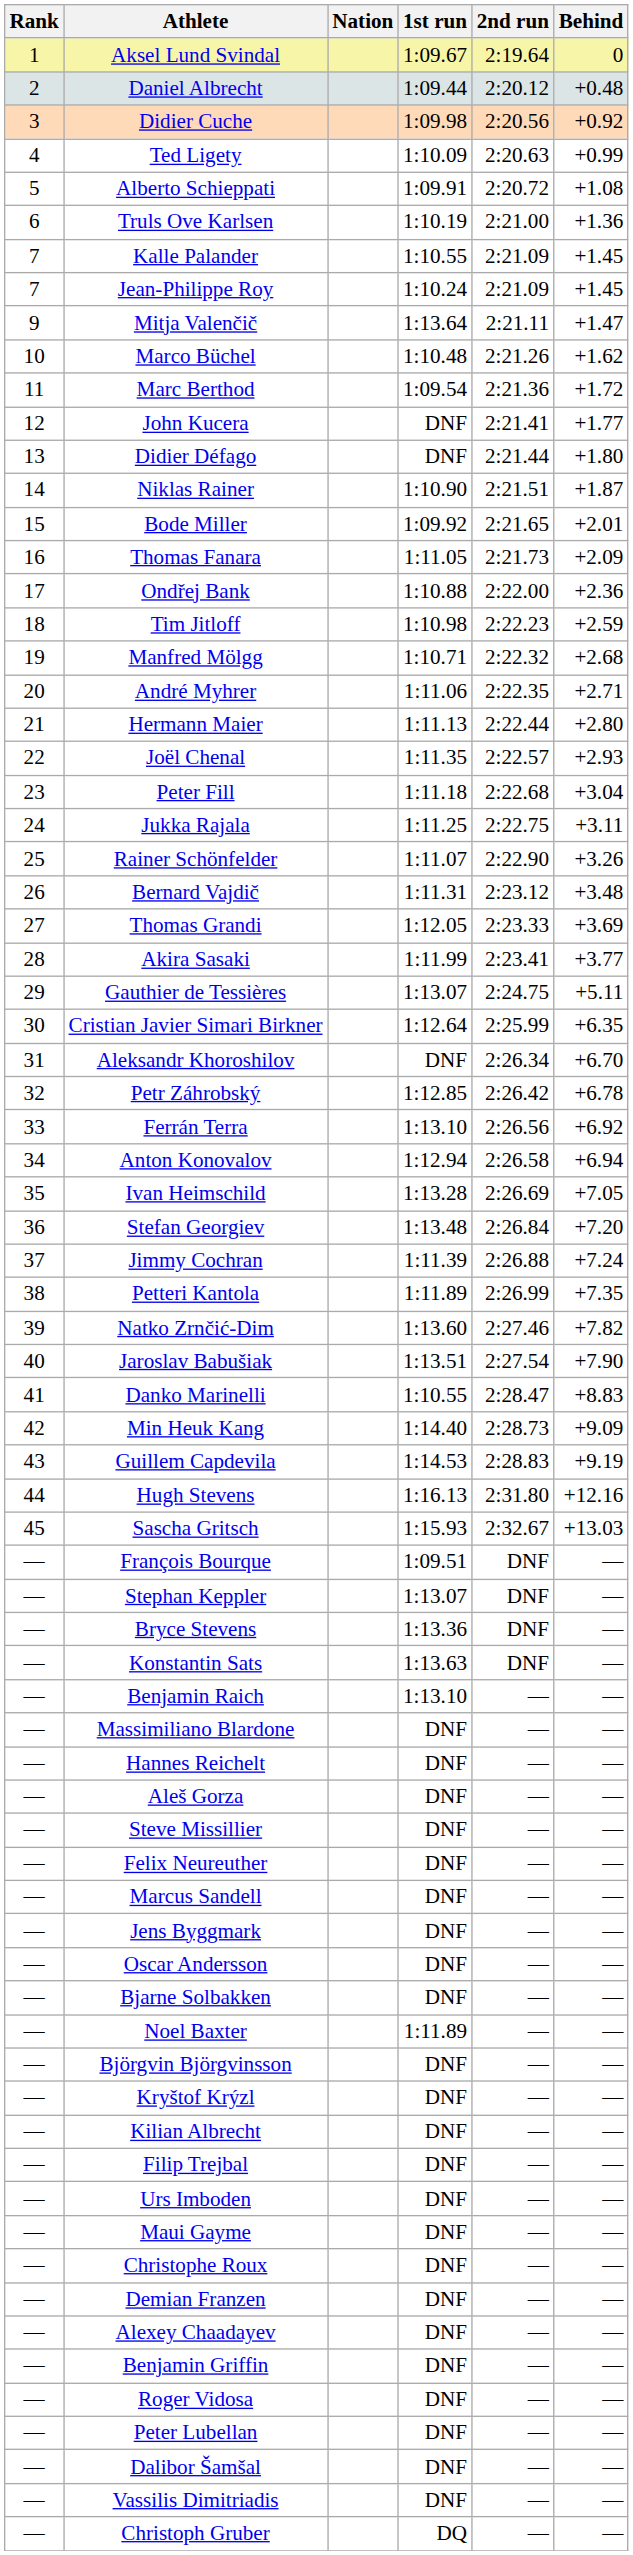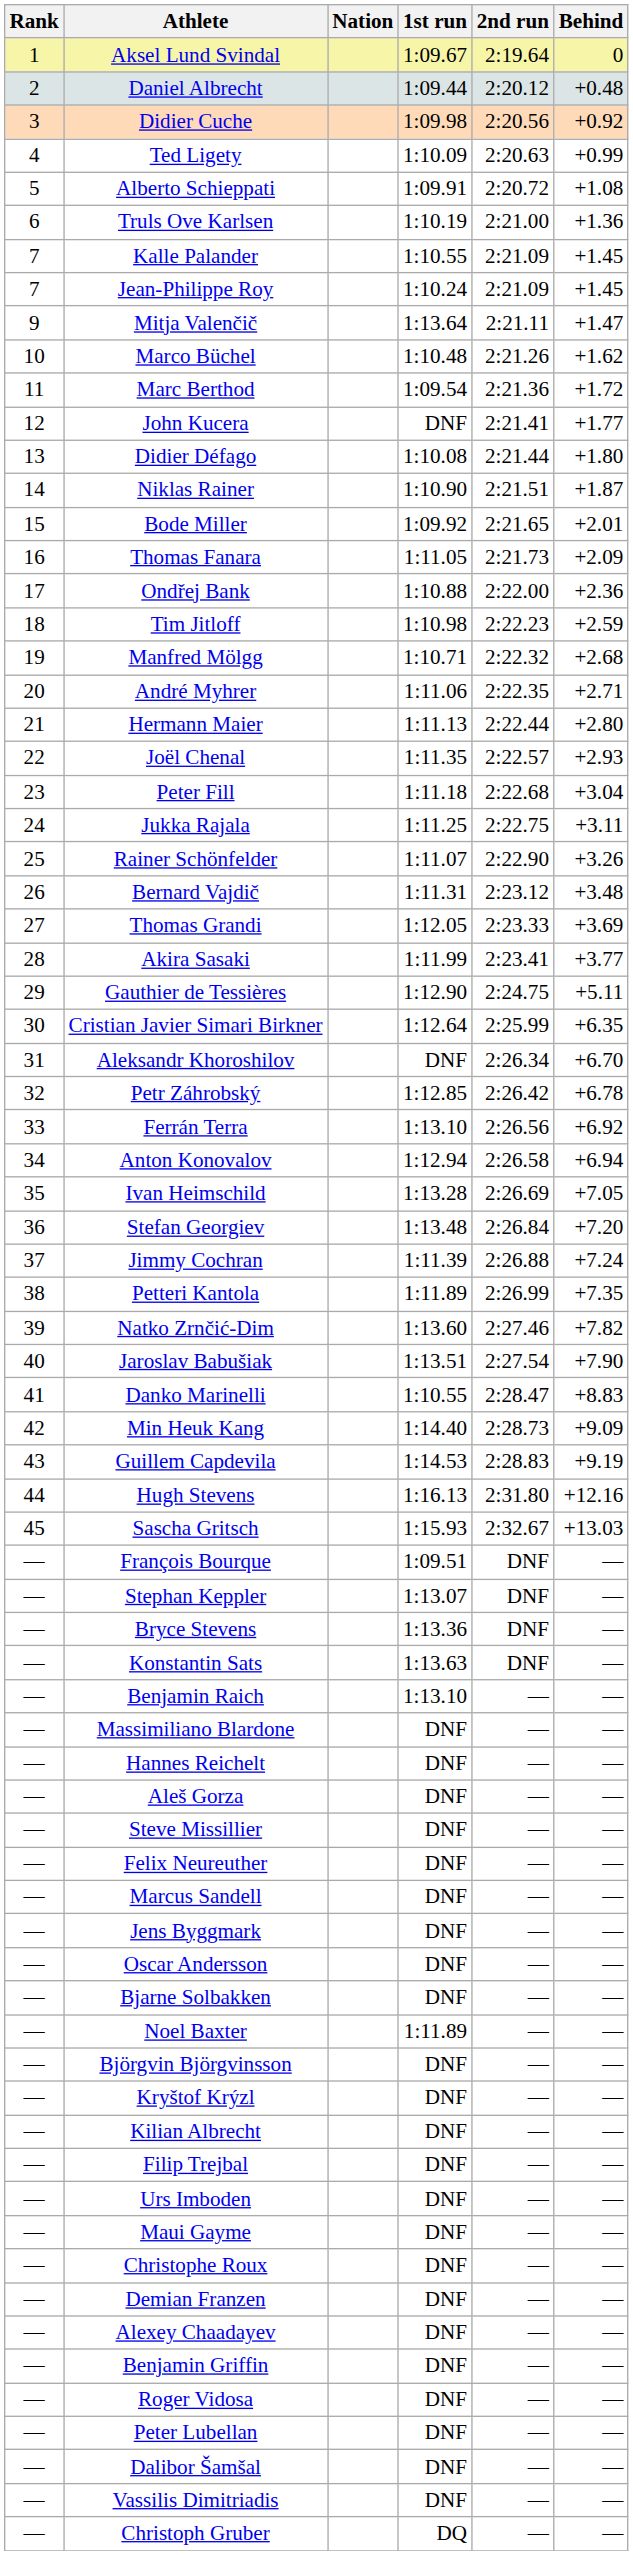(446, 456) DNF -> (435, 456) 1:10.08
(435, 992) 1:13.07 -> (435, 992) 1:12.90
